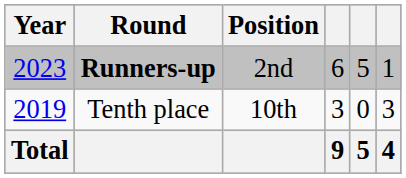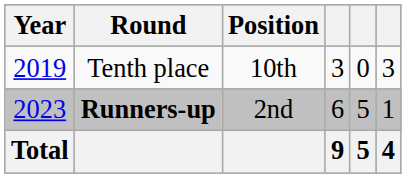rows swapped: (148, 109) <-> (148, 67)
